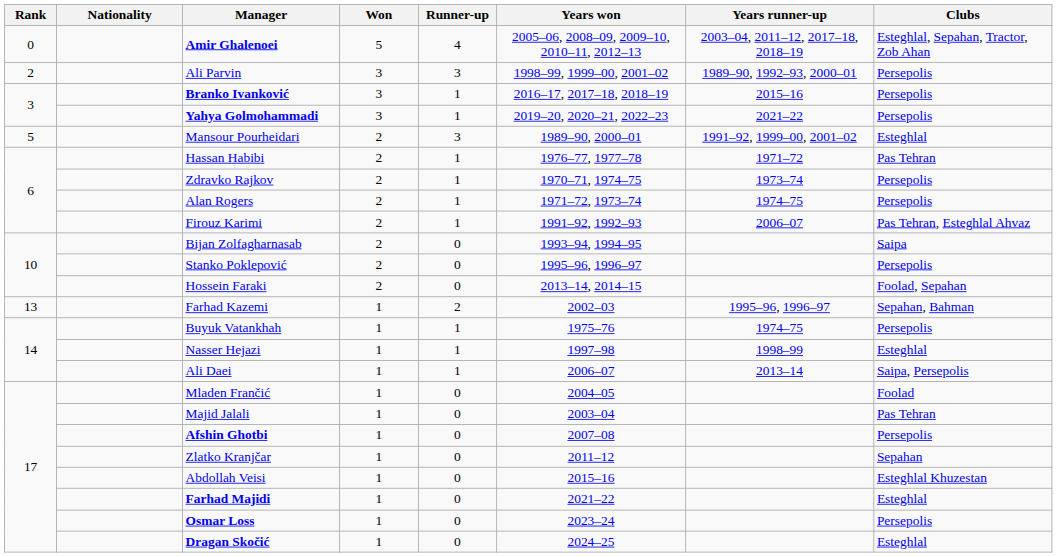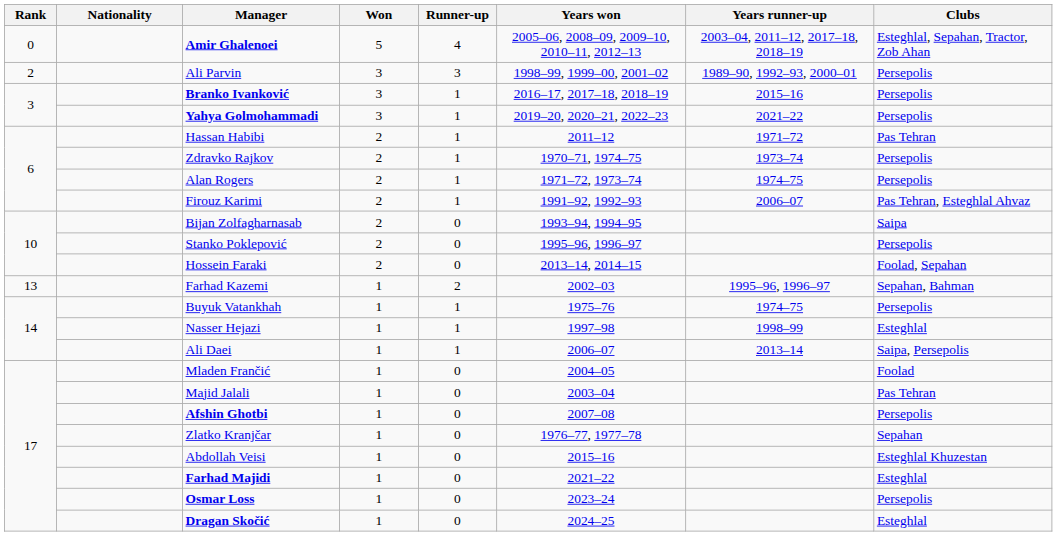- row: (242, 136)
(591, 158) 1976–77, 1977–78 -> (591, 136) 2011–12
(591, 456) 2011–12 -> (591, 435) 1976–77, 1977–78
